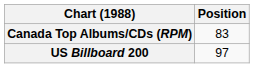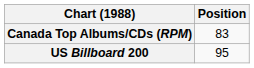(222, 53) 97 -> (222, 53) 95
